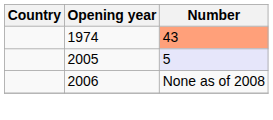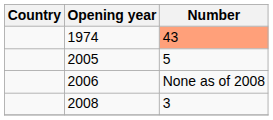(167, 59) lavender background -> (167, 59) no background
+ row: (83, 103)
